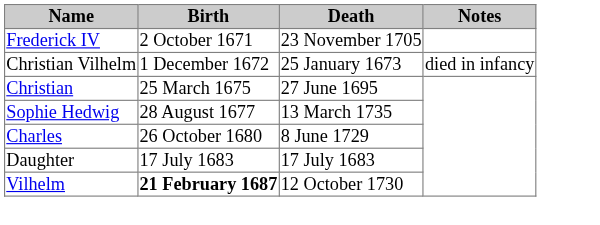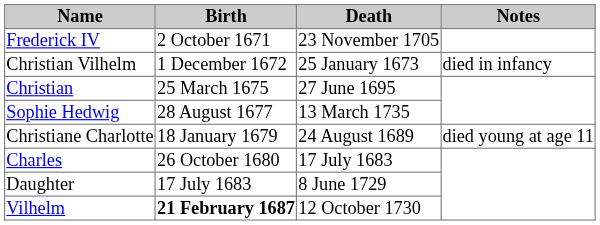+ row: (80, 136)
(325, 136) 8 June 1729 -> (345, 160) 17 July 1683
(328, 160) 17 July 1683 -> (342, 184) 8 June 1729
